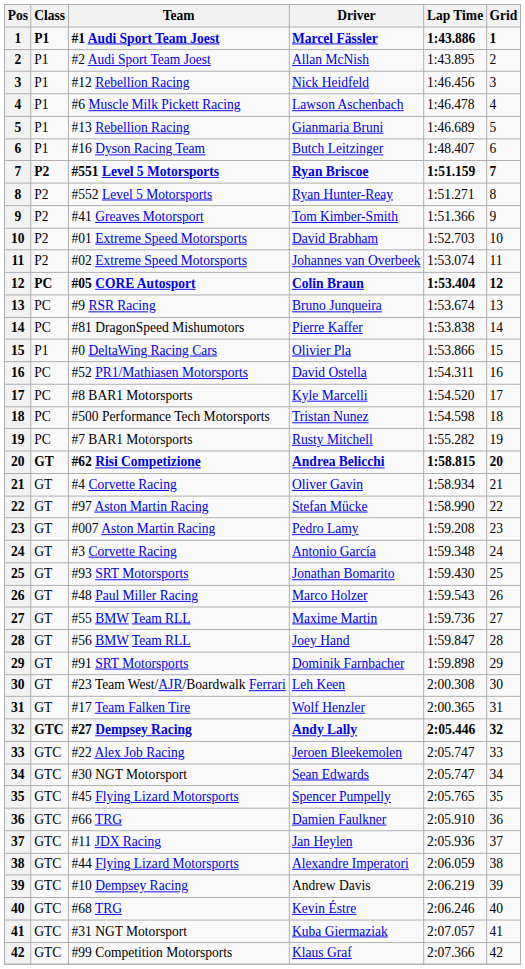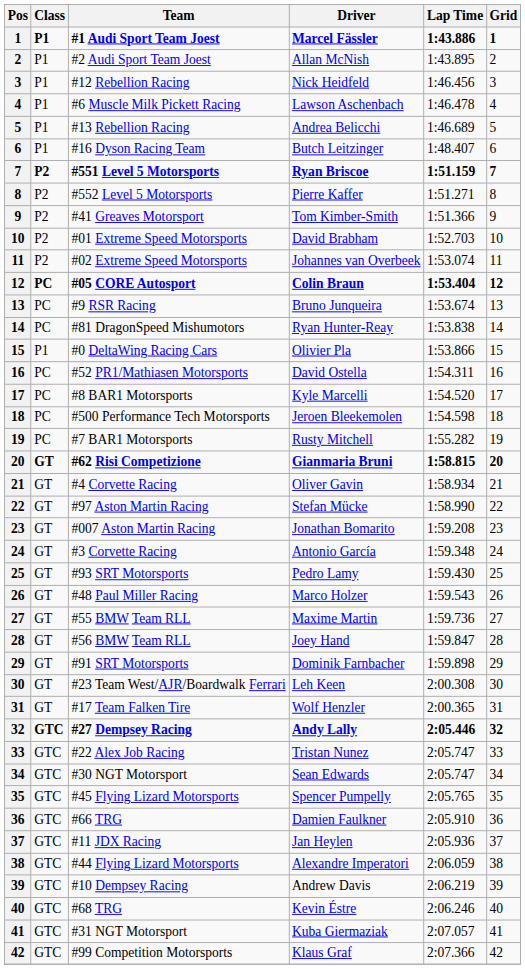(338, 127) Gianmaria Bruni -> (336, 127) Andrea Belicchi
(343, 194) Ryan Hunter-Reay -> (327, 194) Pierre Kaffer
(327, 328) Pierre Kaffer -> (343, 328) Ryan Hunter-Reay
(330, 417) Tristan Nunez -> (347, 417) Jeroen Bleekemolen
(338, 462) Andrea Belicchi -> (342, 462) Gianmaria Bruni
(325, 529) Pedro Lamy -> (343, 529) Jonathan Bomarito
(343, 574) Jonathan Bomarito -> (325, 574) Pedro Lamy
(347, 752) Jeroen Bleekemolen -> (330, 752) Tristan Nunez
